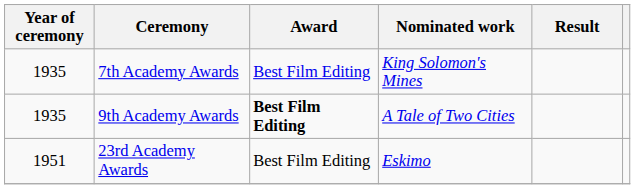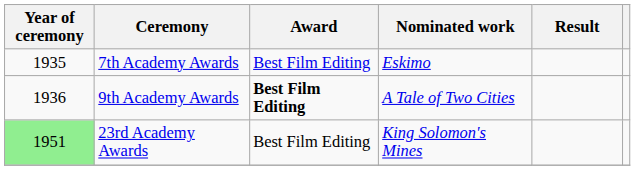(434, 71) King Solomon's Mines -> (406, 62) Eskimo
(50, 116) 1935 -> (50, 97) 1936
(50, 160) no background -> (50, 142) lightgreen background
(406, 160) Eskimo -> (434, 142) King Solomon's Mines
